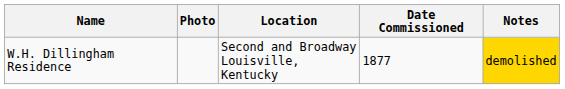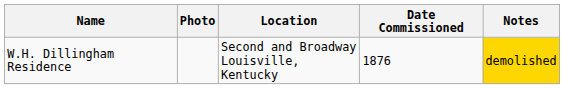(377, 61) 1877 -> (377, 61) 1876
